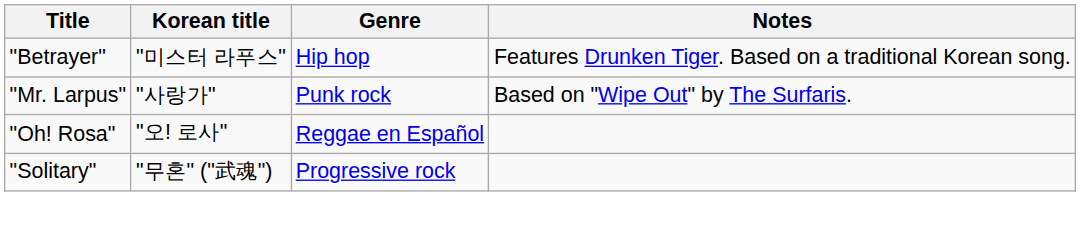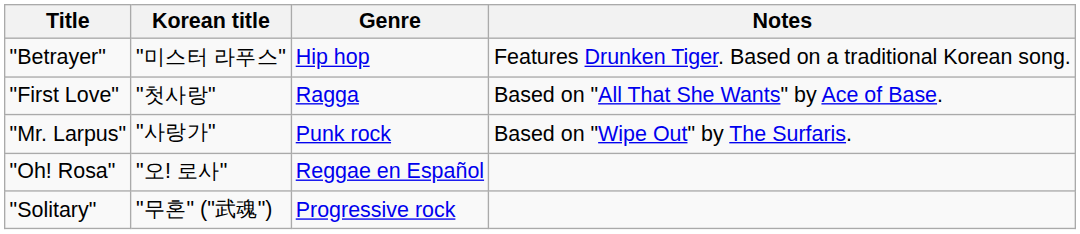+ row: (64, 95)
